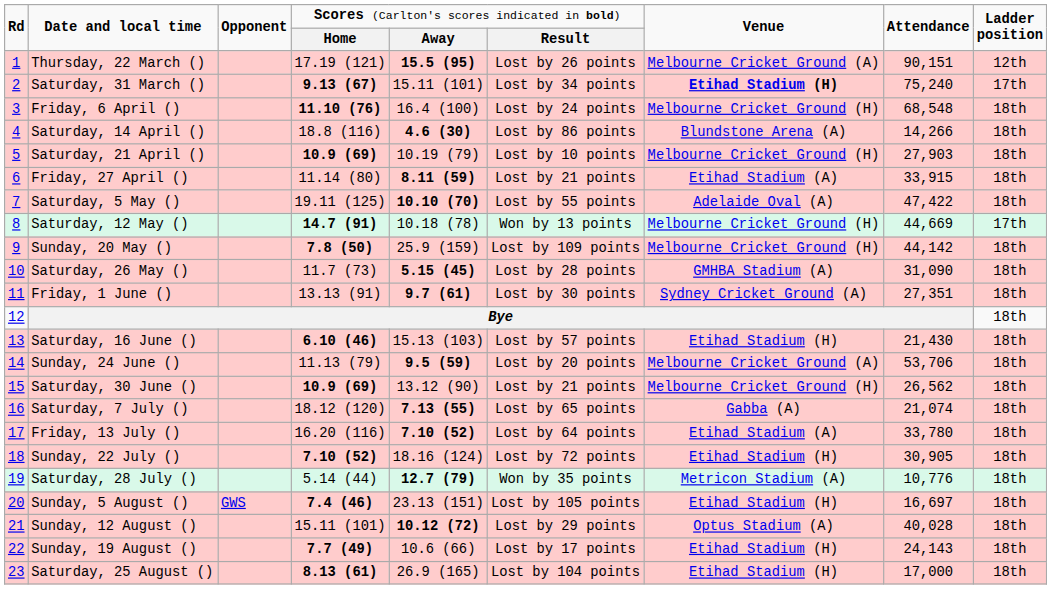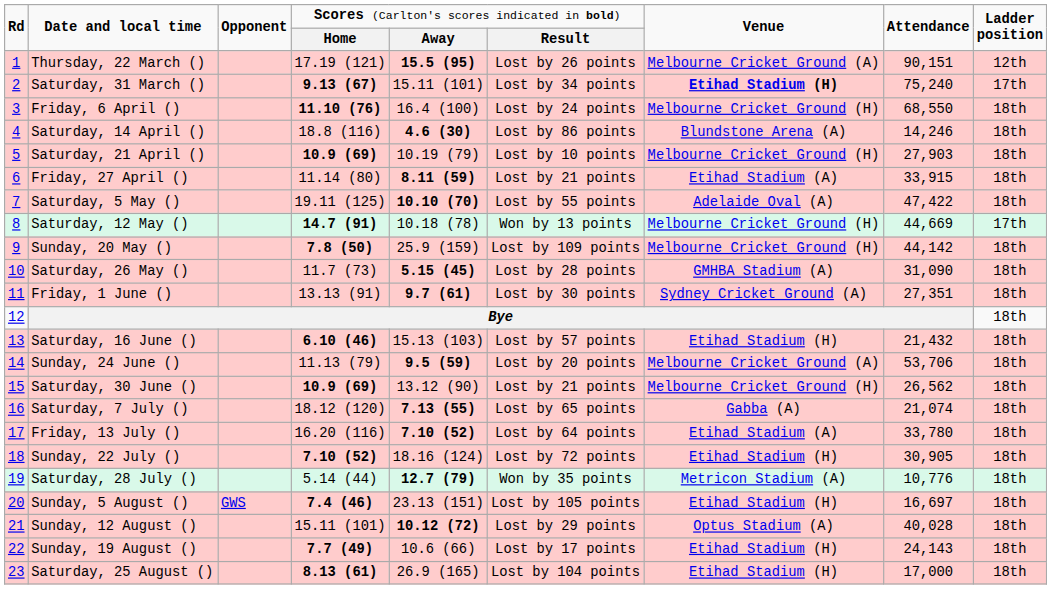(928, 109) 68,548 -> (928, 109) 68,550
(928, 132) 14,266 -> (928, 132) 14,246
(928, 341) 21,430 -> (928, 341) 21,432
